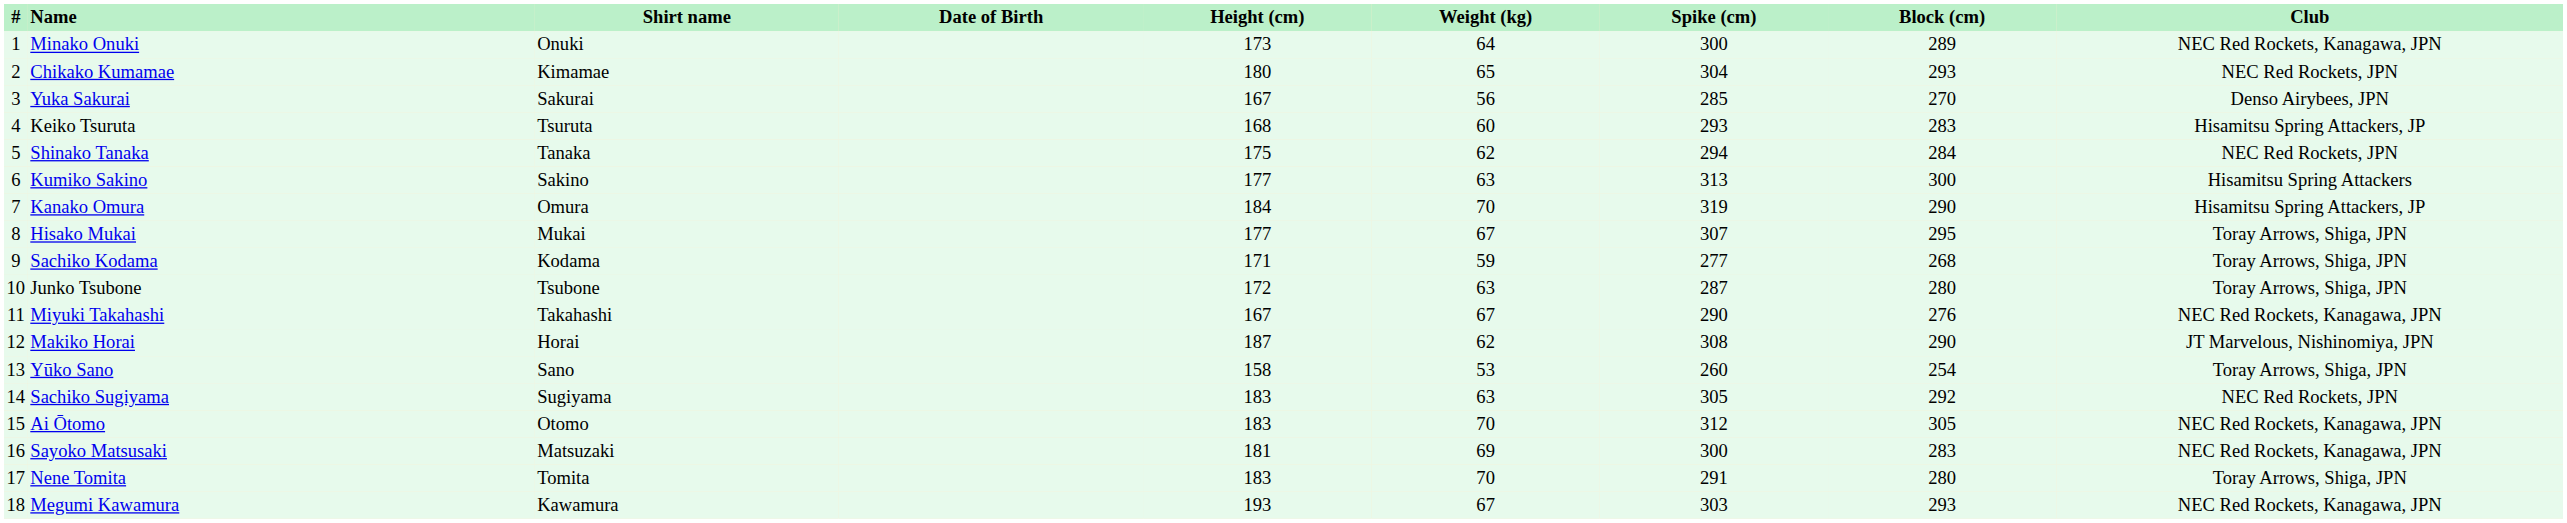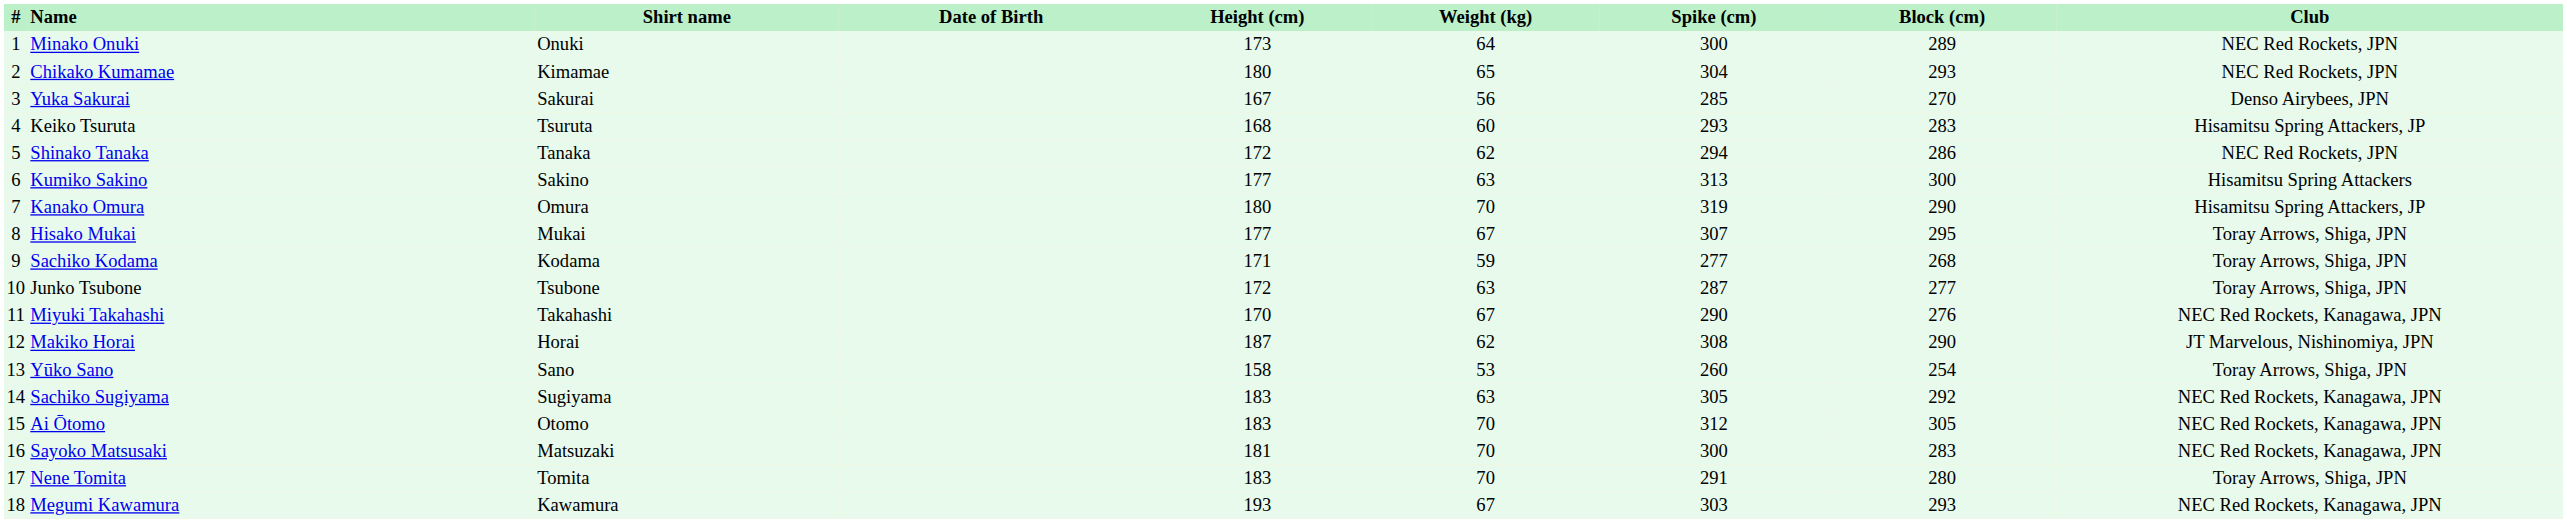(2310, 44) NEC Red Rockets, Kanagawa, JPN -> (2310, 44) NEC Red Rockets, JPN
(1257, 152) 175 -> (1257, 152) 172
(1942, 152) 284 -> (1942, 152) 286
(1257, 207) 184 -> (1257, 207) 180
(1942, 288) 280 -> (1942, 288) 277
(1257, 315) 167 -> (1257, 315) 170
(2310, 396) NEC Red Rockets, JPN -> (2310, 396) NEC Red Rockets, Kanagawa, JPN
(1486, 450) 69 -> (1486, 450) 70
